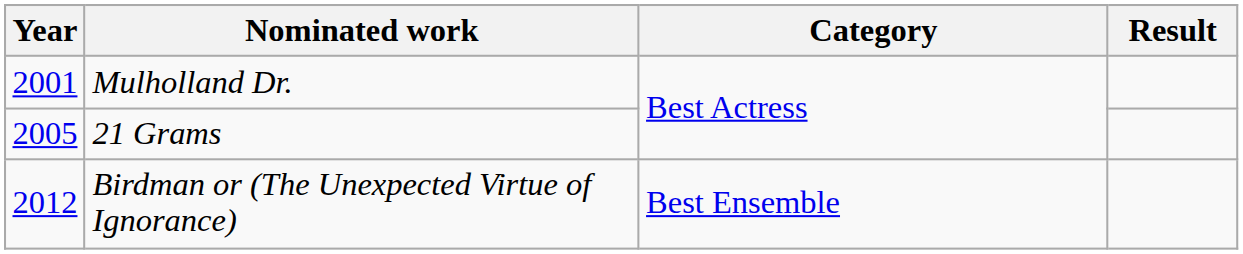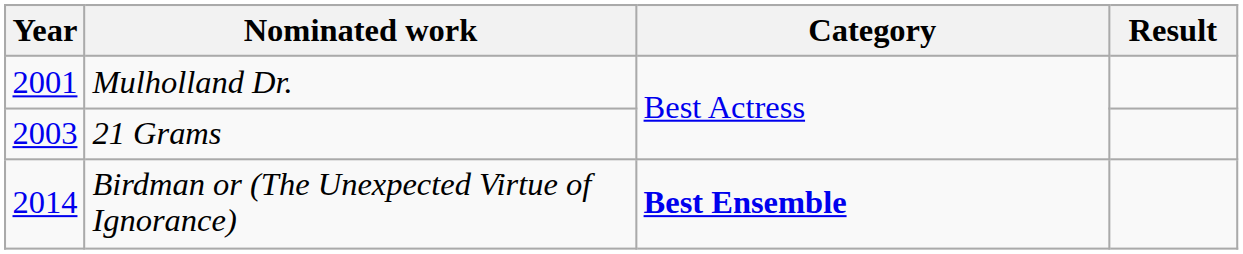(45, 133) 2005 -> (45, 133) 2003
(45, 203) 2012 -> (45, 203) 2014
(743, 203) normal -> (745, 203) bold
